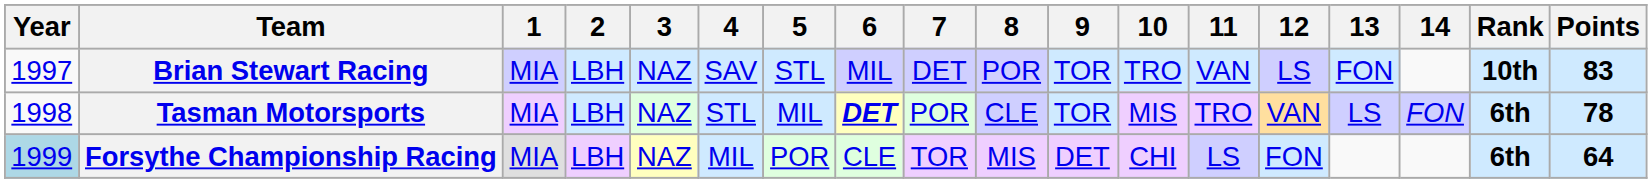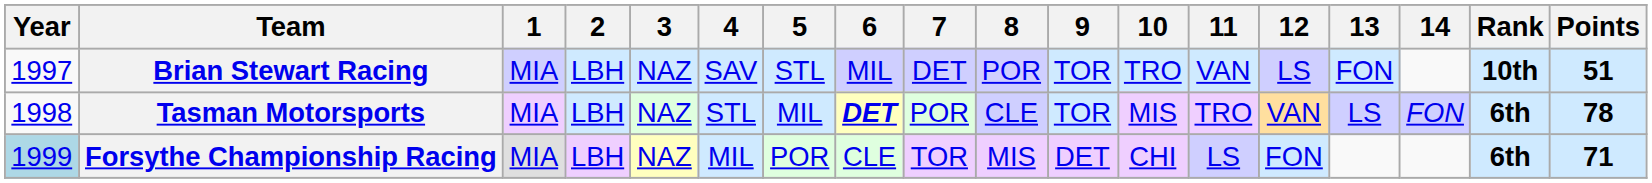(1598, 70) 83 -> (1598, 70) 51
(1598, 157) 64 -> (1598, 157) 71
